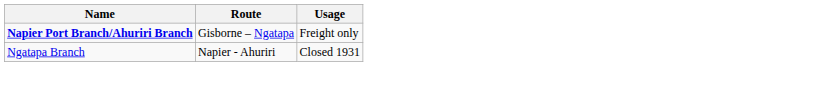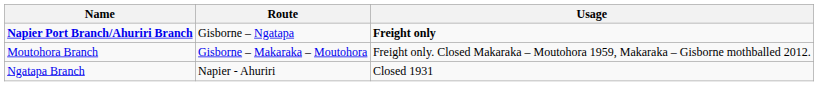(329, 33) normal -> (404, 33) bold
+ row: (53, 52)
